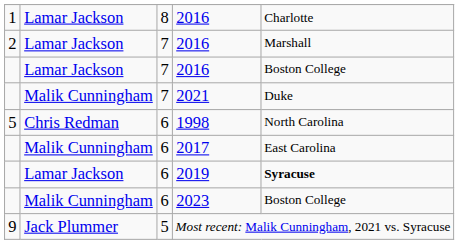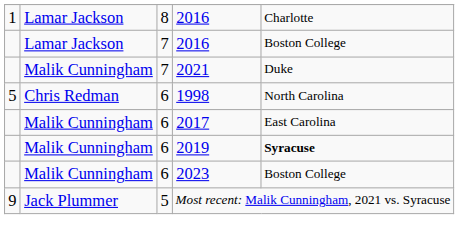- row: (12, 43)
(74, 174) Lamar Jackson -> (88, 148) Malik Cunningham
